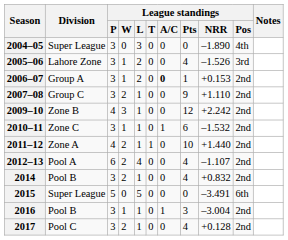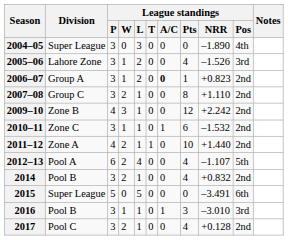(216, 78) +0.153 -> (216, 78) +0.823
(185, 95) 9 -> (185, 95) 8
(243, 161) 2nd -> (242, 161) 5th
(216, 210) –3.004 -> (216, 210) –3.010
(243, 210) 2nd -> (242, 210) 3rd
